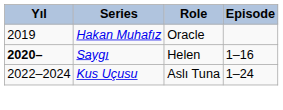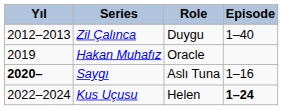+ row: (106, 34)
(184, 54) Helen -> (194, 74) Aslı Tuna
(194, 74) Aslı Tuna -> (184, 94) Helen
(240, 74) normal -> (240, 94) bold
